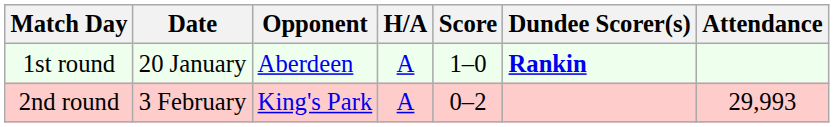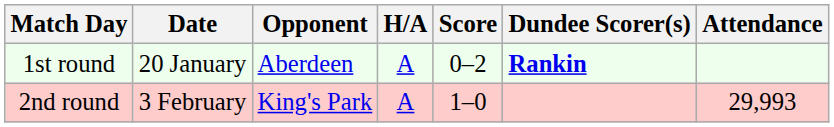(468, 63) 1–0 -> (468, 63) 0–2
(468, 102) 0–2 -> (468, 102) 1–0
